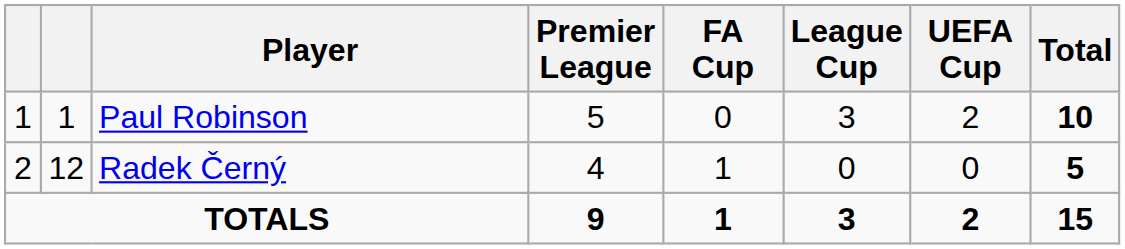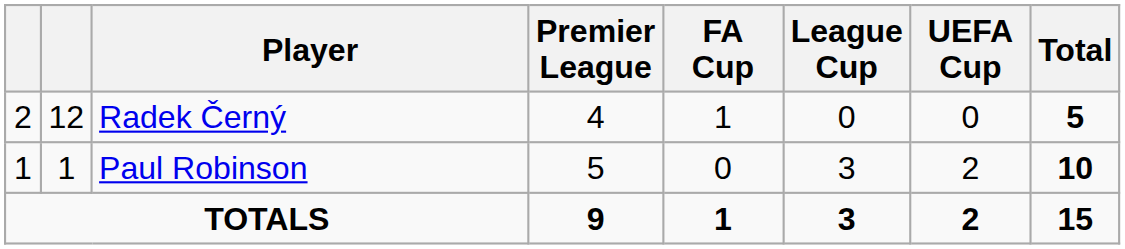rows swapped: (203, 117) <-> (193, 168)
